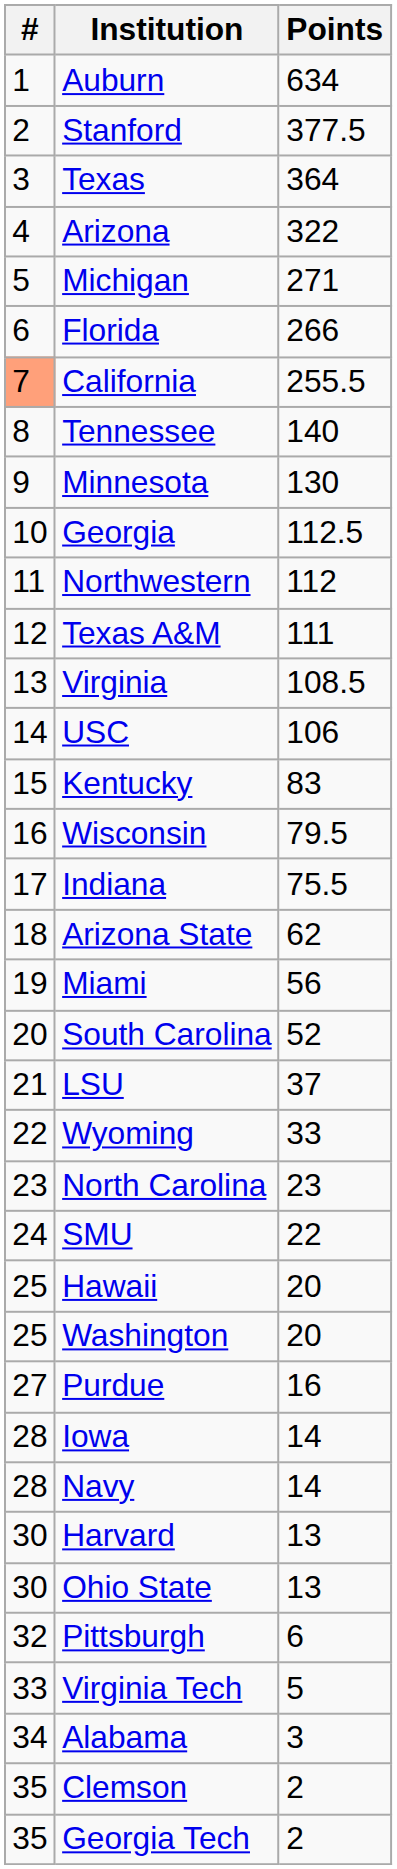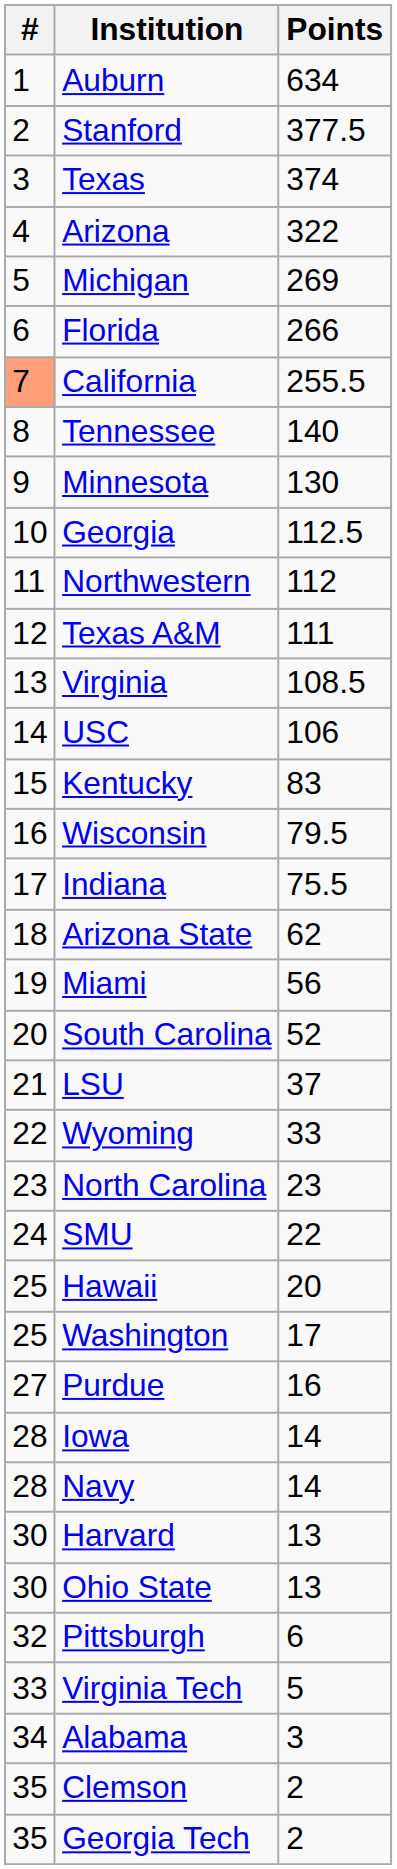(313, 180) 364 -> (313, 180) 374
(313, 280) 271 -> (313, 280) 269
(304, 1335) 20 -> (304, 1335) 17
